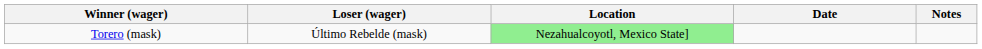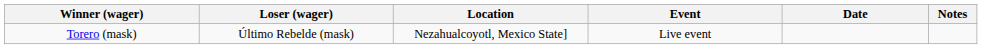+ column: (685, 14)
(612, 33) lightgreen background -> (491, 33) no background
